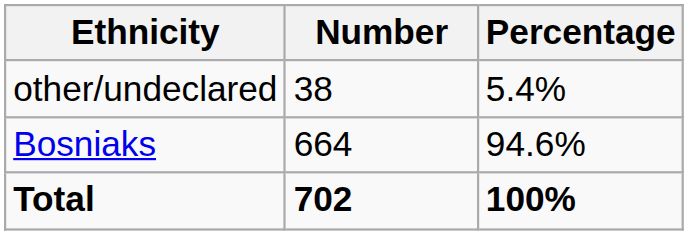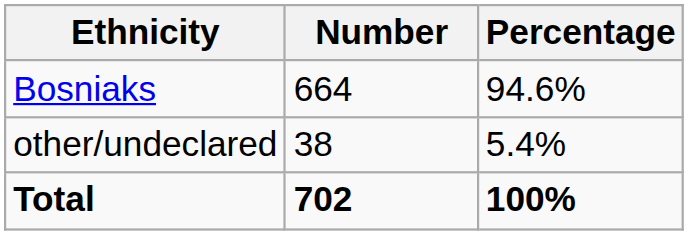rows swapped: (85, 144) <-> (145, 88)
